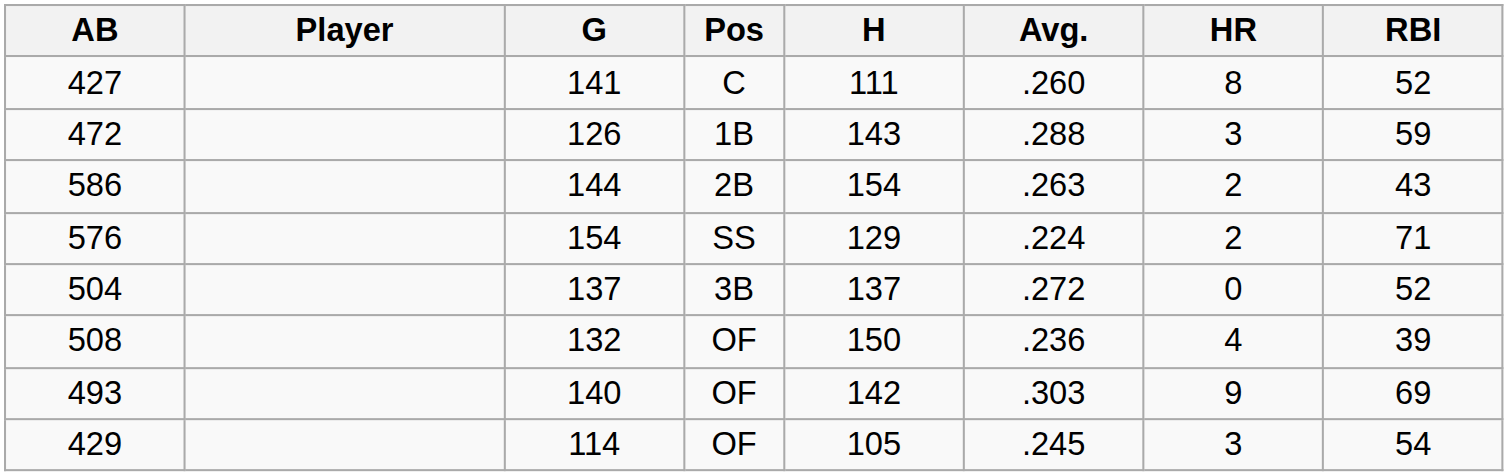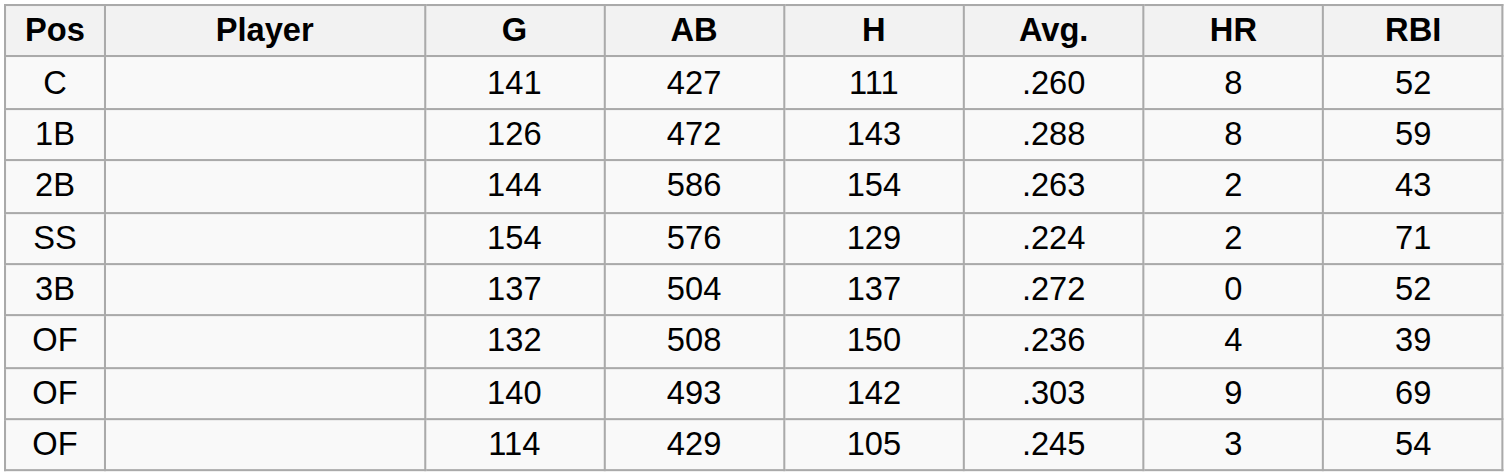columns swapped: (734, 30) <-> (95, 30)
(1233, 133) 3 -> (1233, 133) 8
